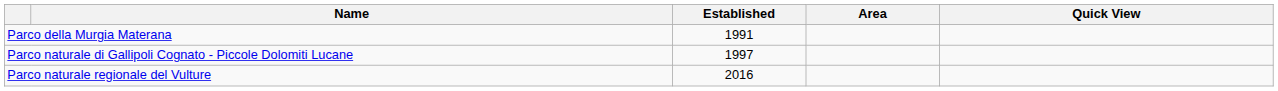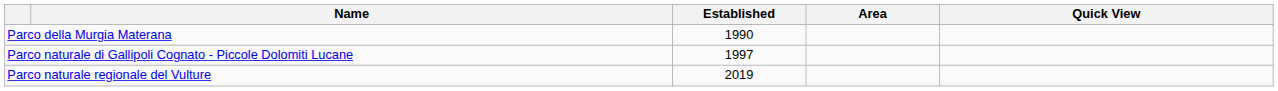(739, 34) 1991 -> (739, 34) 1990
(739, 75) 2016 -> (739, 75) 2019
